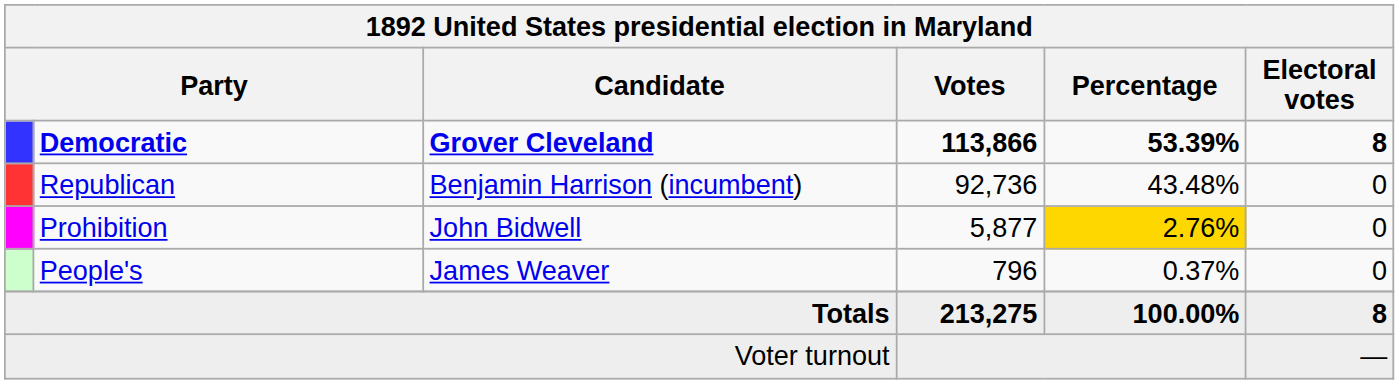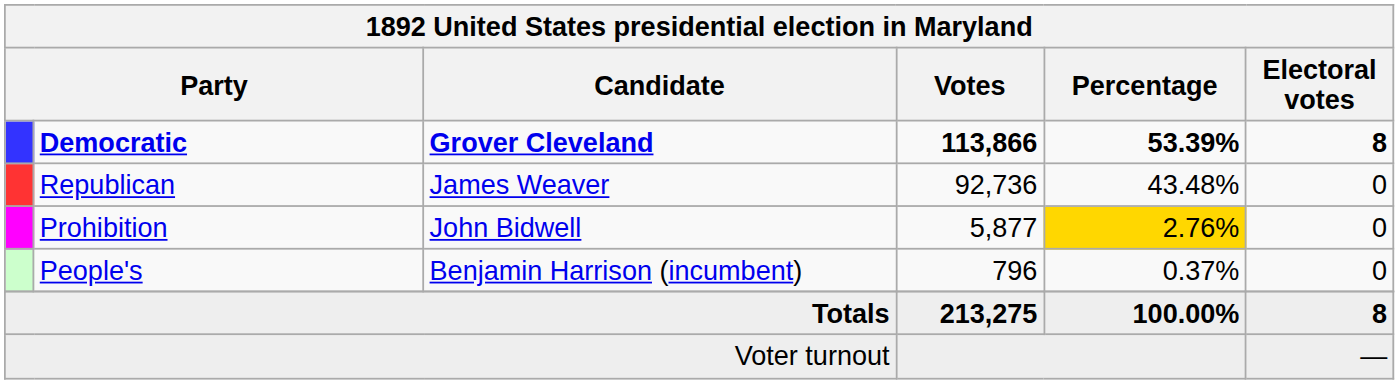(616, 185) Benjamin Harrison (incumbent) -> (519, 185) James Weaver
(519, 271) James Weaver -> (616, 271) Benjamin Harrison (incumbent)
